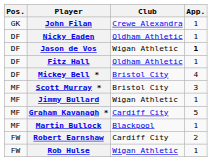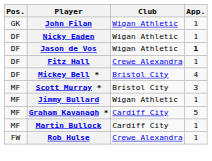(147, 23) Crewe Alexandra -> (145, 23) Wigan Athletic
(147, 36) Oldham Athletic -> (145, 36) Wigan Athletic
(147, 62) Oldham Athletic -> (147, 62) Crewe Alexandra
(133, 125) Blackpool -> (140, 125) Cardiff City
- row: (69, 138)
(145, 150) Wigan Athletic -> (147, 138) Crewe Alexandra
